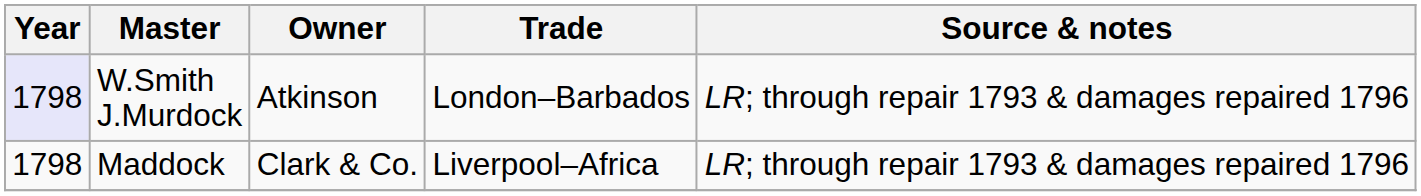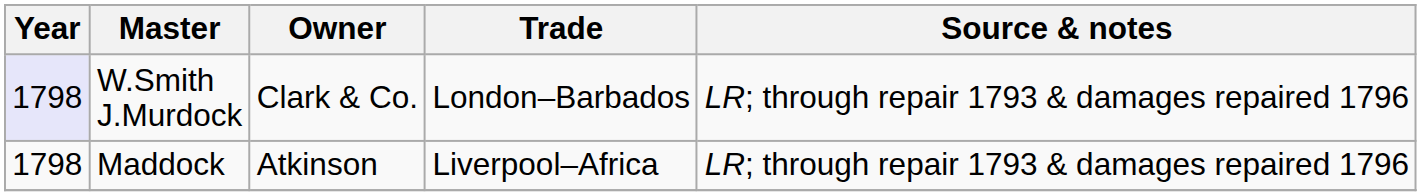(317, 97) Atkinson -> (337, 97) Clark & Co.
(337, 164) Clark & Co. -> (317, 164) Atkinson
